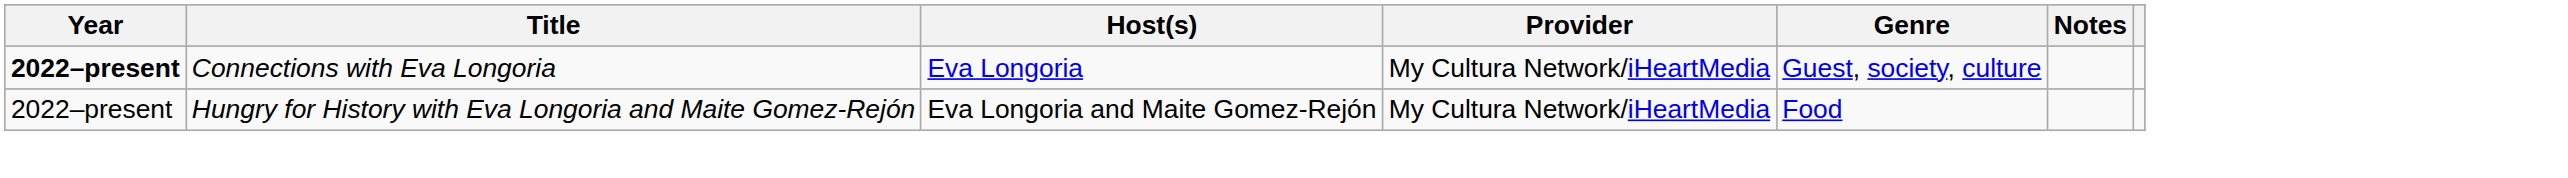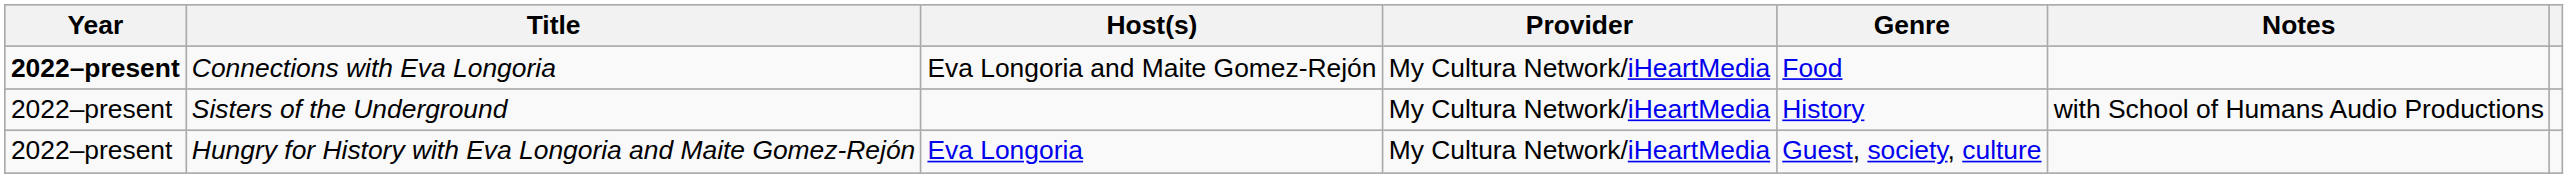(1005, 67) Eva Longoria -> (1152, 67) Eva Longoria and Maite Gomez-Rejón
(1912, 67) Guest, society, culture -> (1812, 67) Food
+ row: (350, 109)
(1152, 109) Eva Longoria and Maite Gomez-Rejón -> (1005, 151) Eva Longoria
(1812, 109) Food -> (1912, 151) Guest, society, culture
